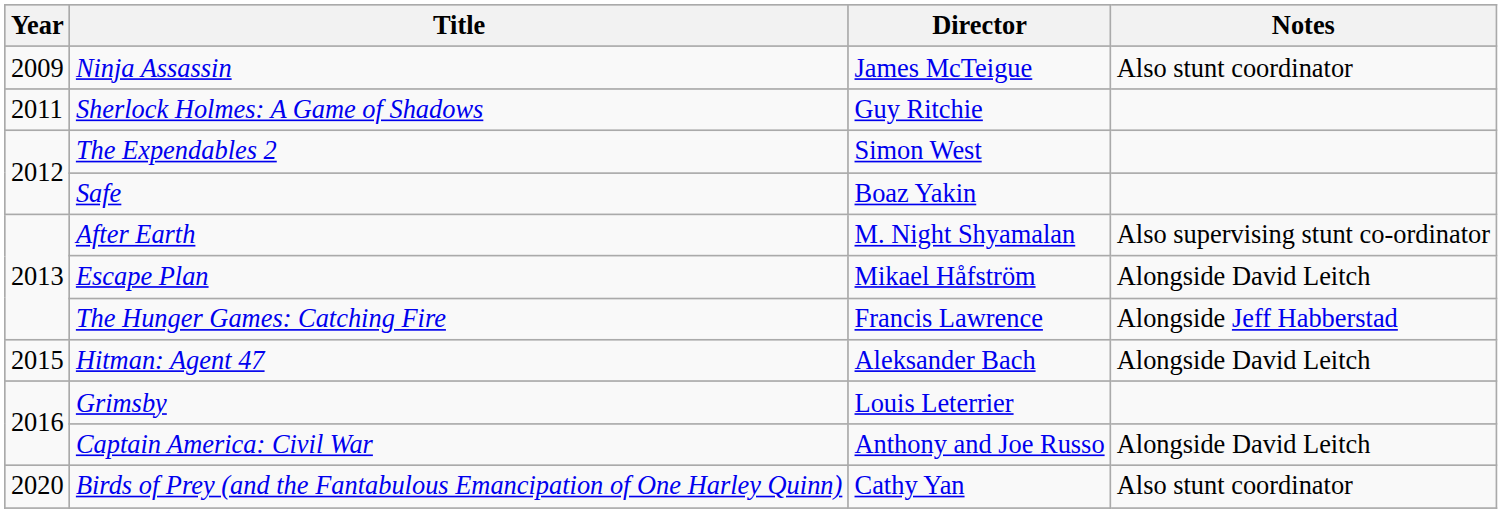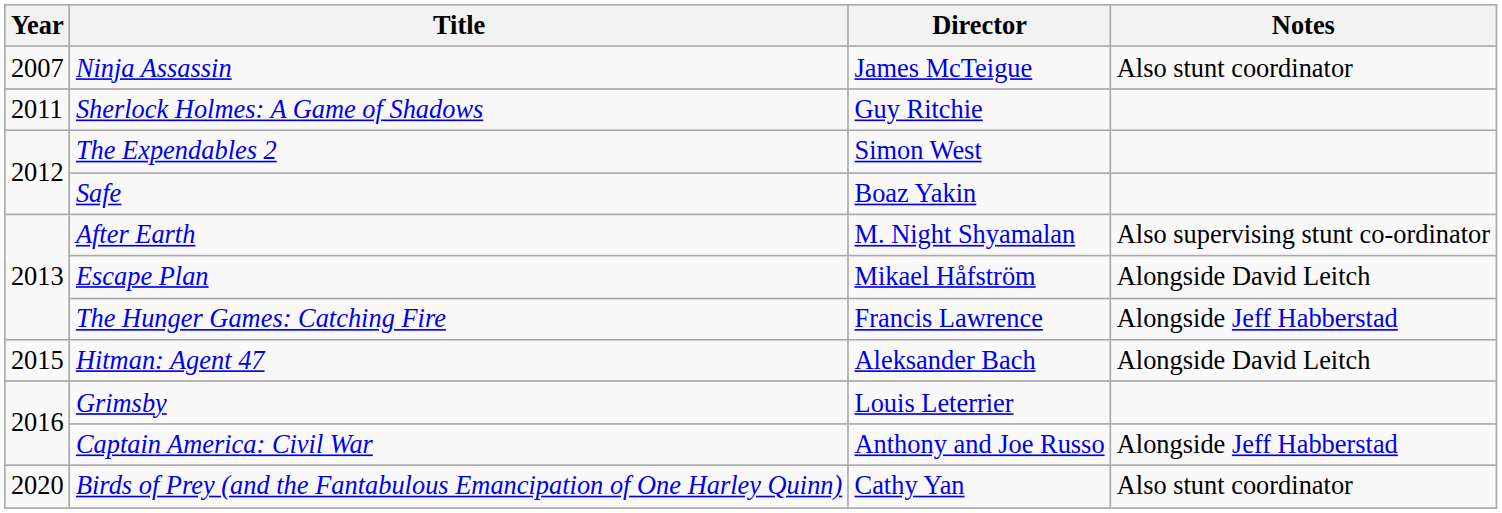(37, 67) 2009 -> (37, 67) 2007
(1244, 444) Alongside David Leitch -> (1257, 444) Alongside Jeff Habberstad
